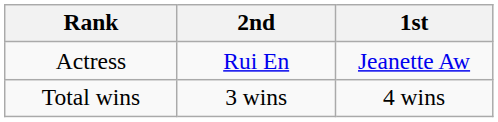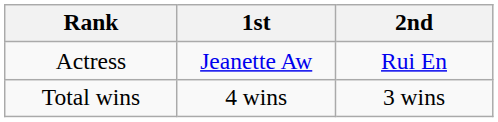columns swapped: (414, 23) <-> (256, 23)
